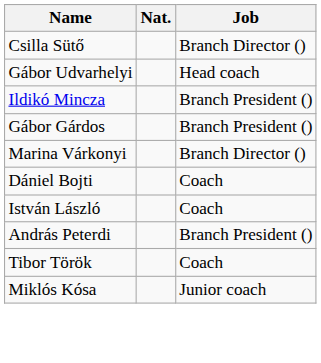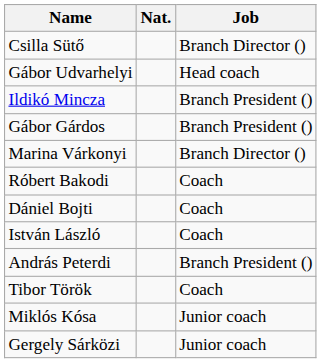+ row: (59, 180)
+ row: (64, 343)
